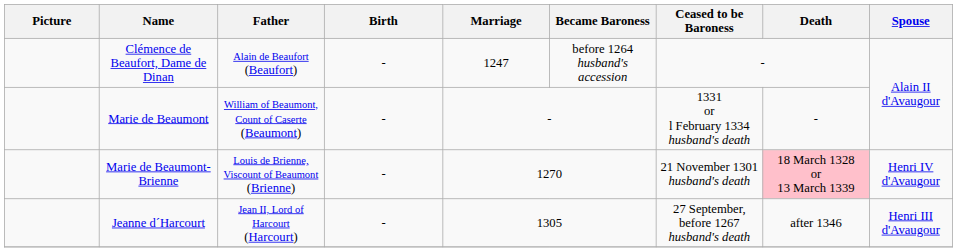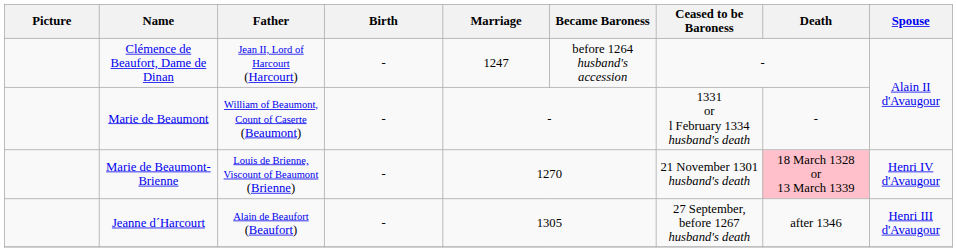(271, 63) Alain de Beaufort (Beaufort) -> (271, 63) Jean II, Lord of Harcourt (Harcourt)
(271, 223) Jean II, Lord of Harcourt (Harcourt) -> (271, 223) Alain de Beaufort (Beaufort)
